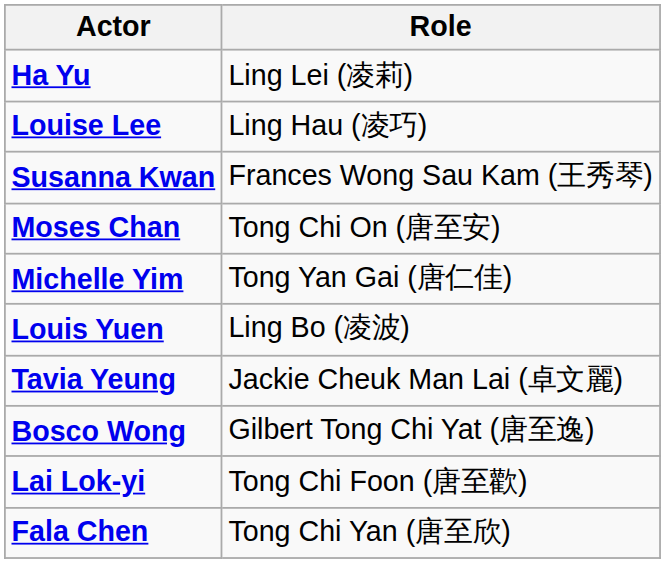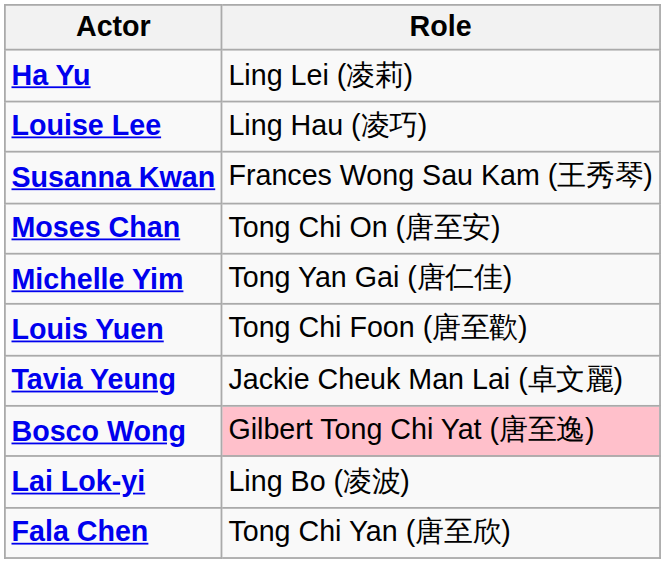(319, 328) Ling Bo (凌波) -> (378, 328) Tong Chi Foon (唐至歡)
(411, 429) no background -> (411, 429) pink background
(378, 480) Tong Chi Foon (唐至歡) -> (319, 480) Ling Bo (凌波)
